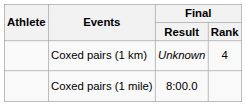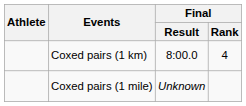(182, 56) Unknown -> (182, 56) 8:00.0
(182, 87) 8:00.0 -> (182, 87) Unknown
